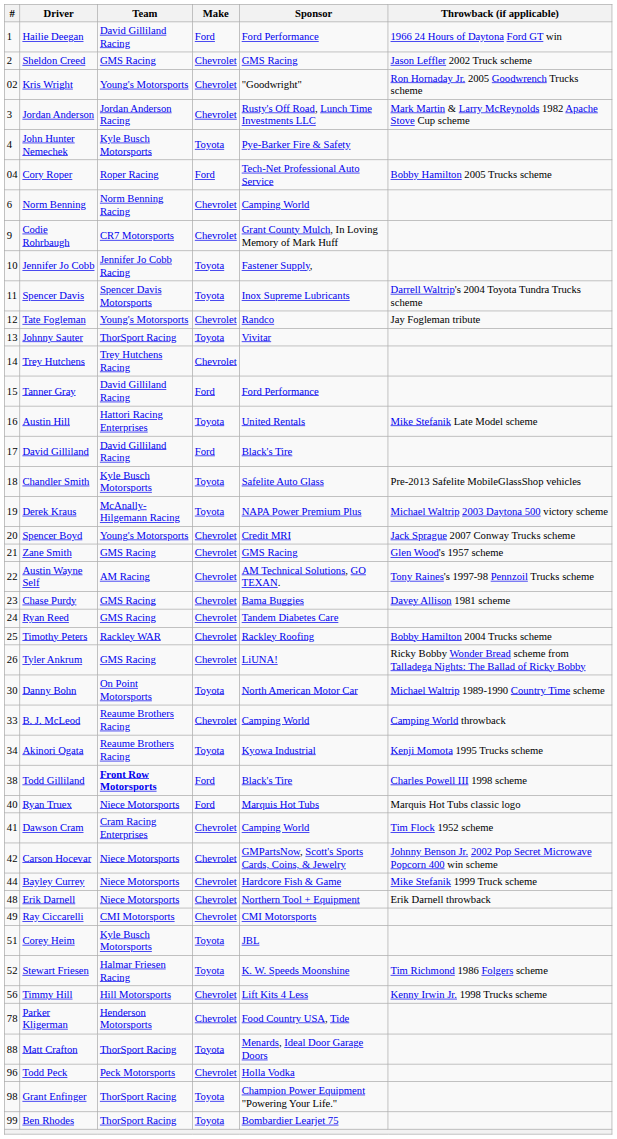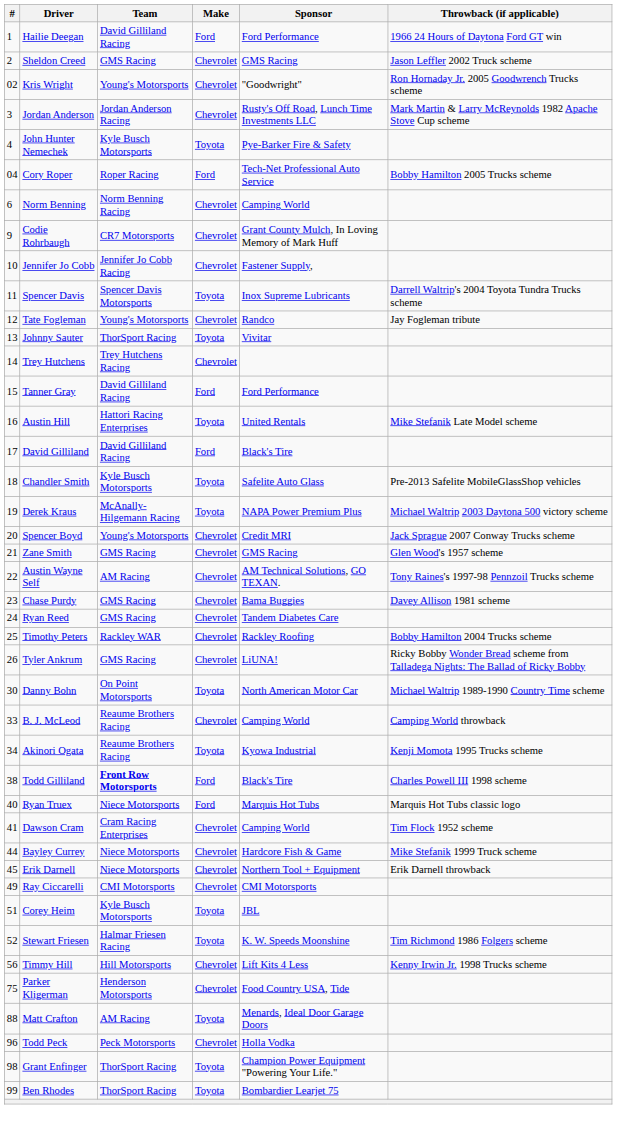(210, 265) Toyota -> (216, 265) Chevrolet
- row: (57, 858)
(12, 899) 48 -> (12, 869) 45
(12, 1018) 78 -> (12, 988) 75
(138, 1049) ThorSport Racing -> (125, 1018) AM Racing
